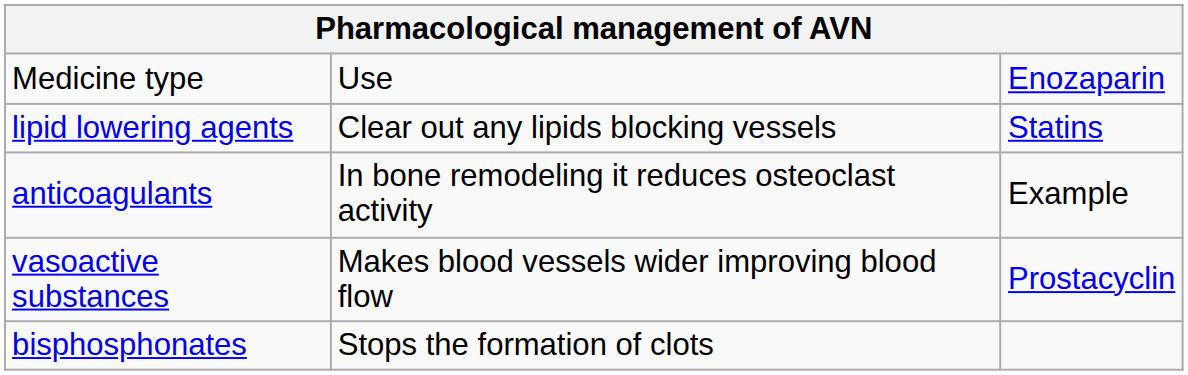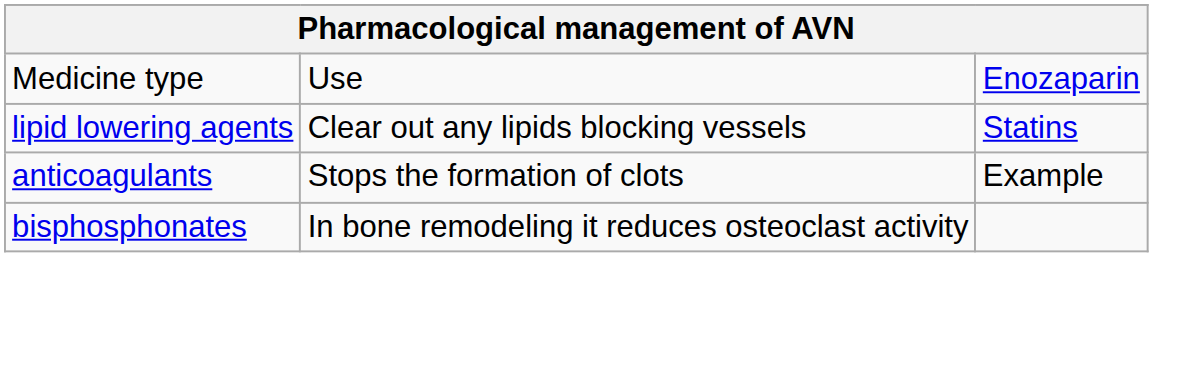(616, 194) In bone remodeling it reduces osteoclast activity -> (496, 176) Stops the formation of clots
- row: (91, 278)
(526, 345) Stops the formation of clots -> (638, 226) In bone remodeling it reduces osteoclast activity
